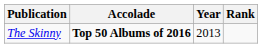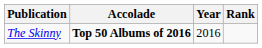(208, 33) 2013 -> (208, 33) 2016
